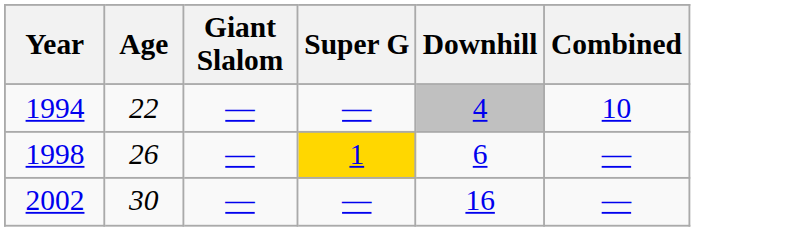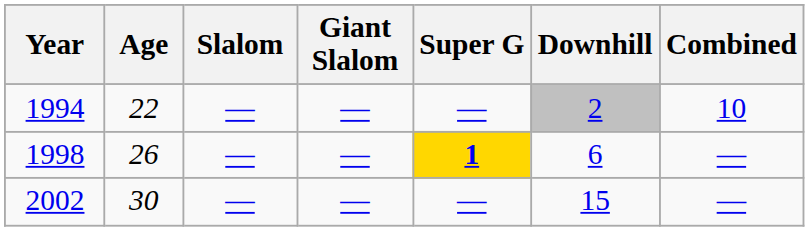+ column: (240, 44)
(480, 107) 4 -> (595, 107) 2
(357, 154) normal -> (472, 154) bold
(480, 201) 16 -> (595, 201) 15
